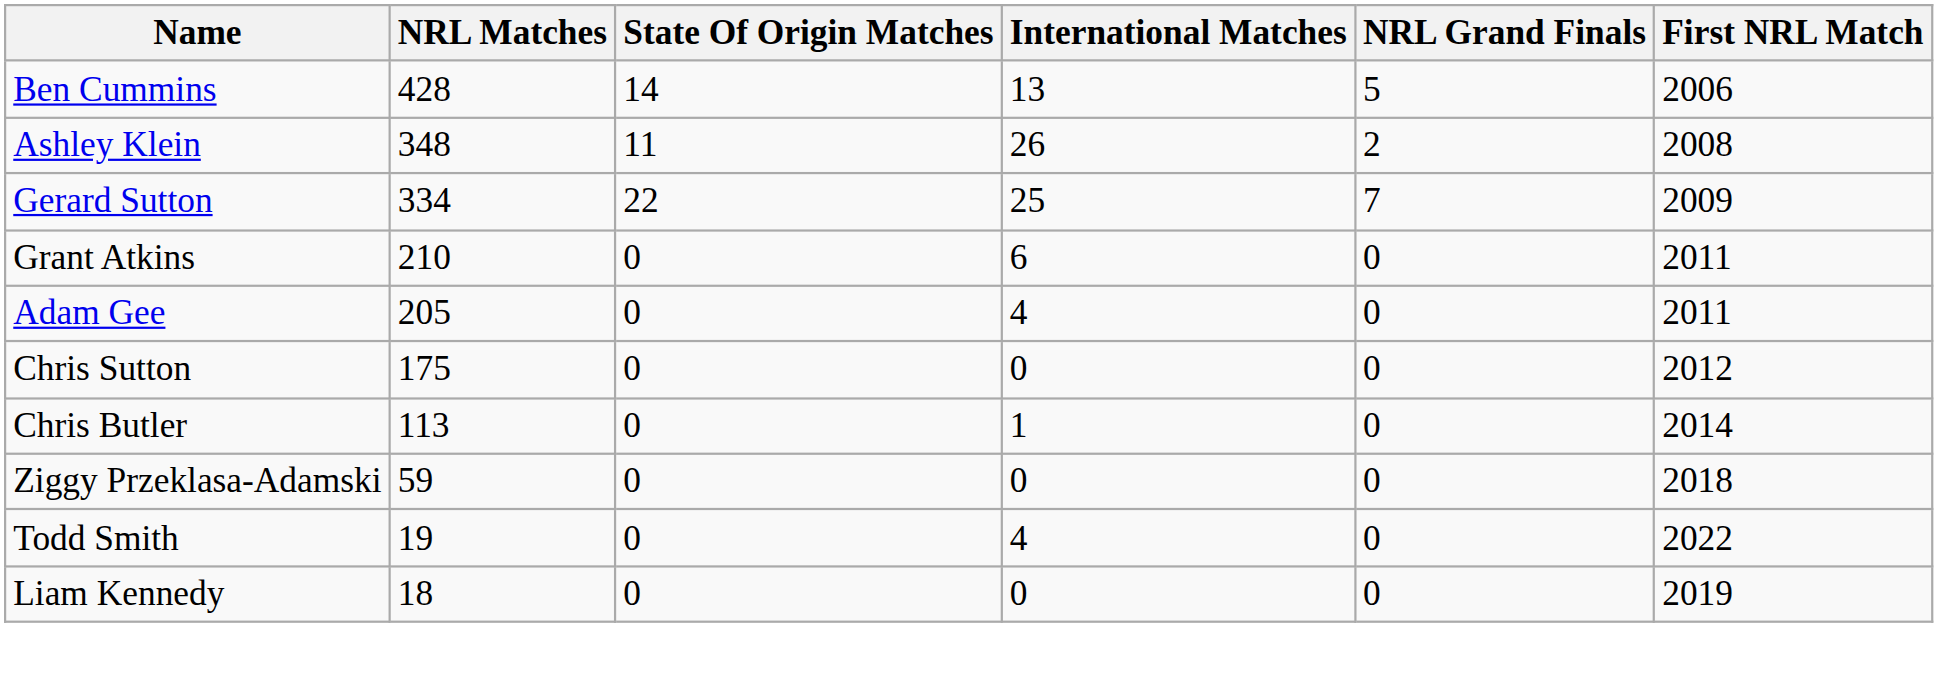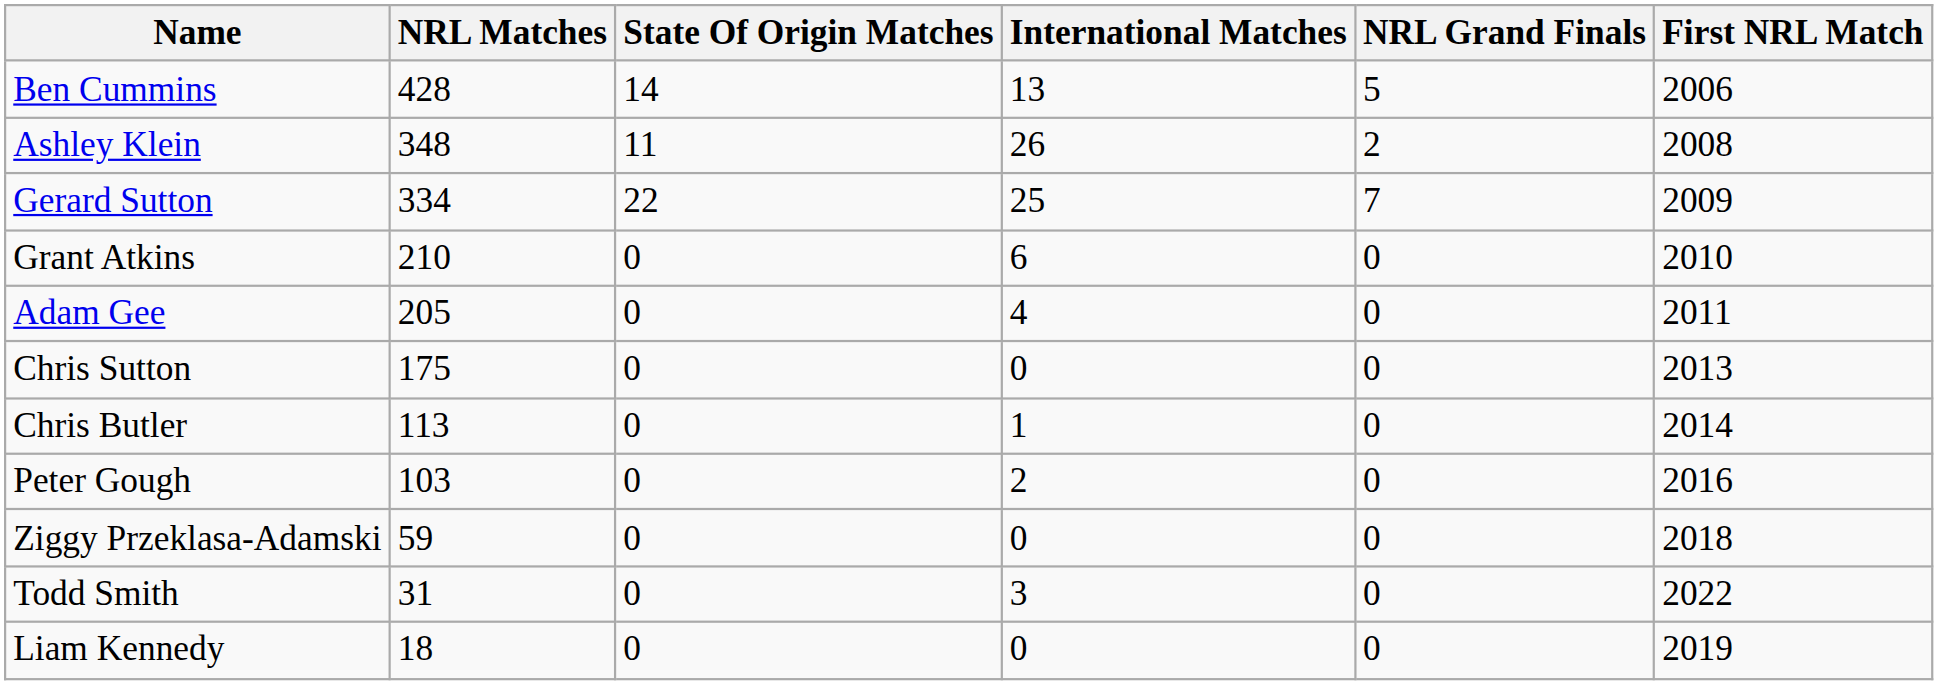(1697, 256) 2011 -> (1698, 256) 2010
(1698, 369) 2012 -> (1698, 369) 2013
+ row: (102, 481)
(415, 537) 19 -> (415, 593) 31
(1019, 537) 4 -> (1019, 593) 3
